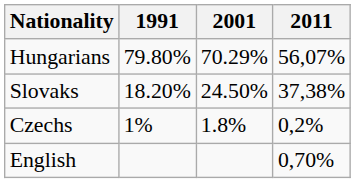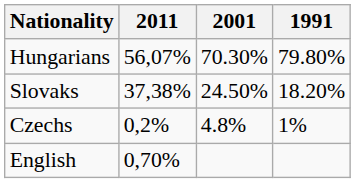columns swapped: (157, 21) <-> (311, 21)
(234, 56) 70.29% -> (234, 56) 70.30%
(223, 125) 1.8% -> (223, 125) 4.8%
